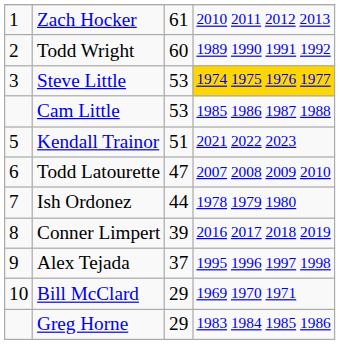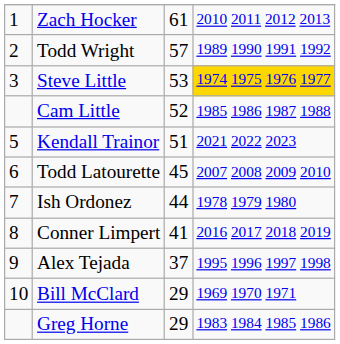(179, 50) 60 -> (179, 50) 57
(179, 111) 53 -> (179, 111) 52
(179, 171) 47 -> (179, 171) 45
(179, 232) 39 -> (179, 232) 41
